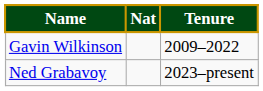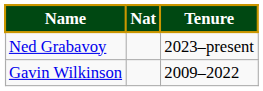rows swapped: (65, 46) <-> (58, 72)
